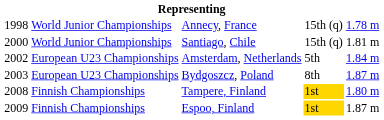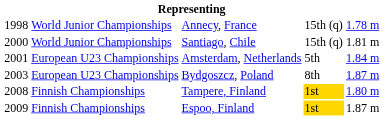(16, 58) 2002 -> (16, 58) 2001
